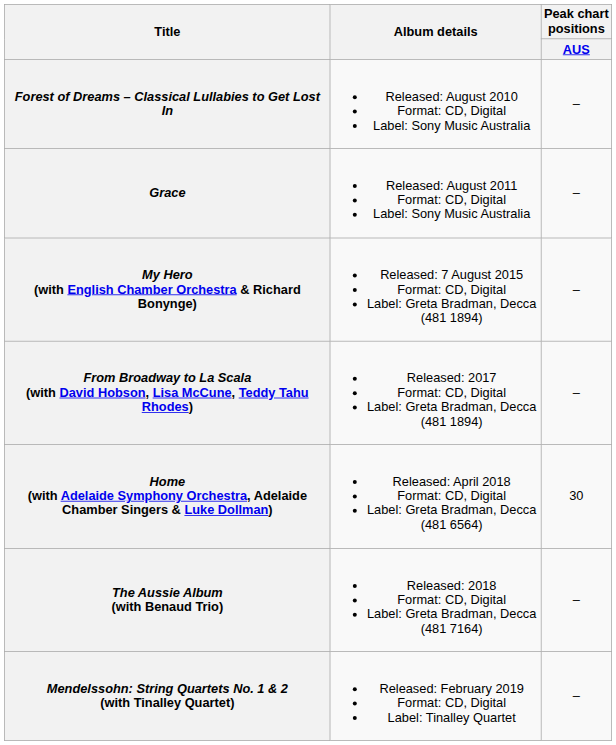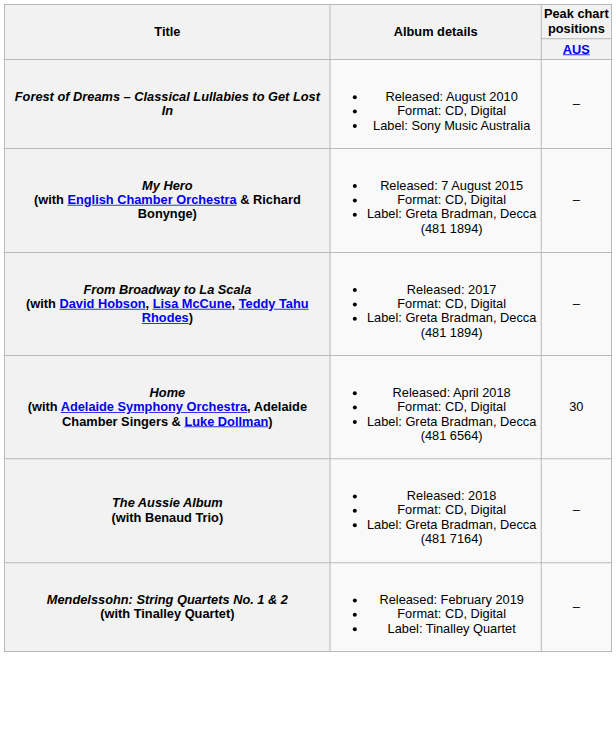- row: (167, 193)
